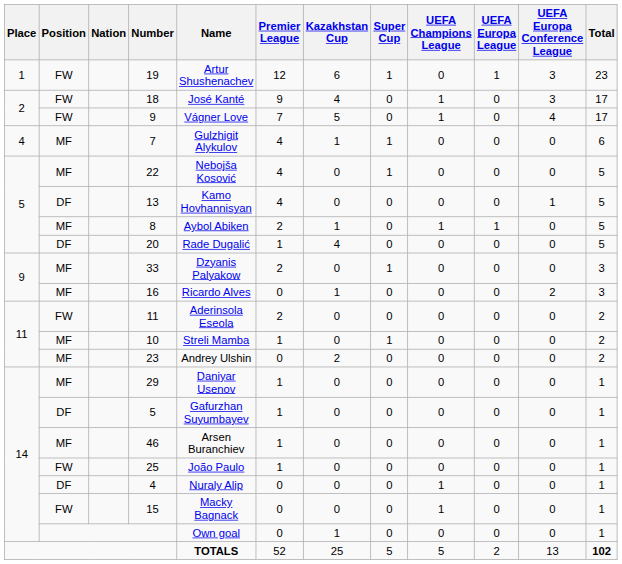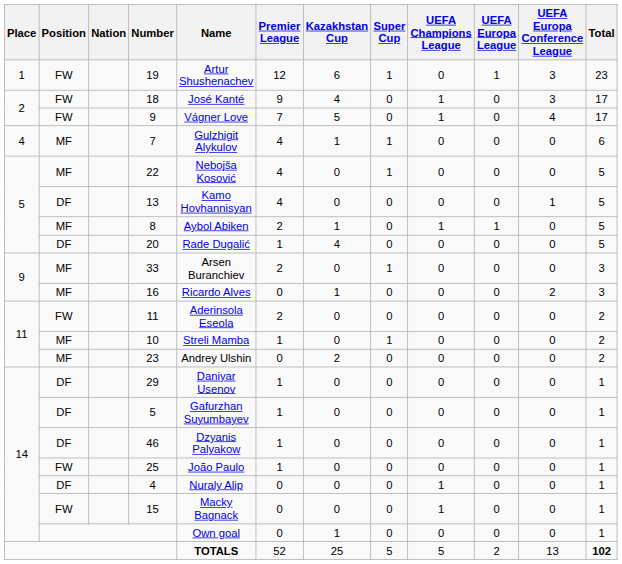(216, 268) Dzyanis Palyakow -> (216, 268) Arsen Buranchiev
(64, 382) MF -> (64, 382) DF
(64, 443) MF -> (64, 443) DF
(216, 443) Arsen Buranchiev -> (216, 443) Dzyanis Palyakow
